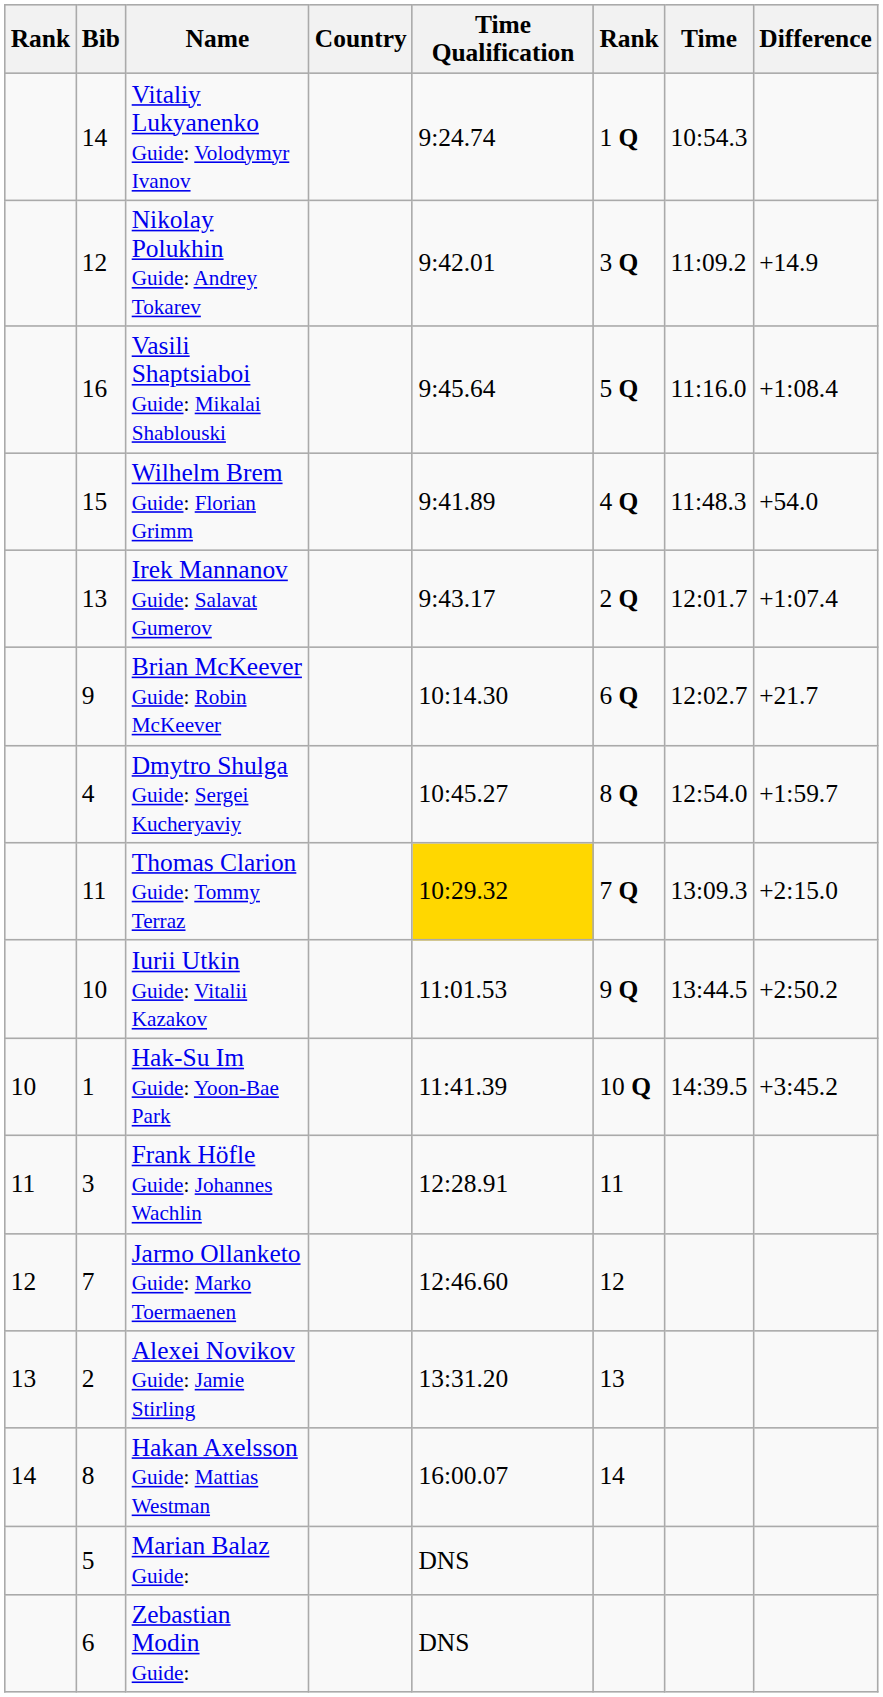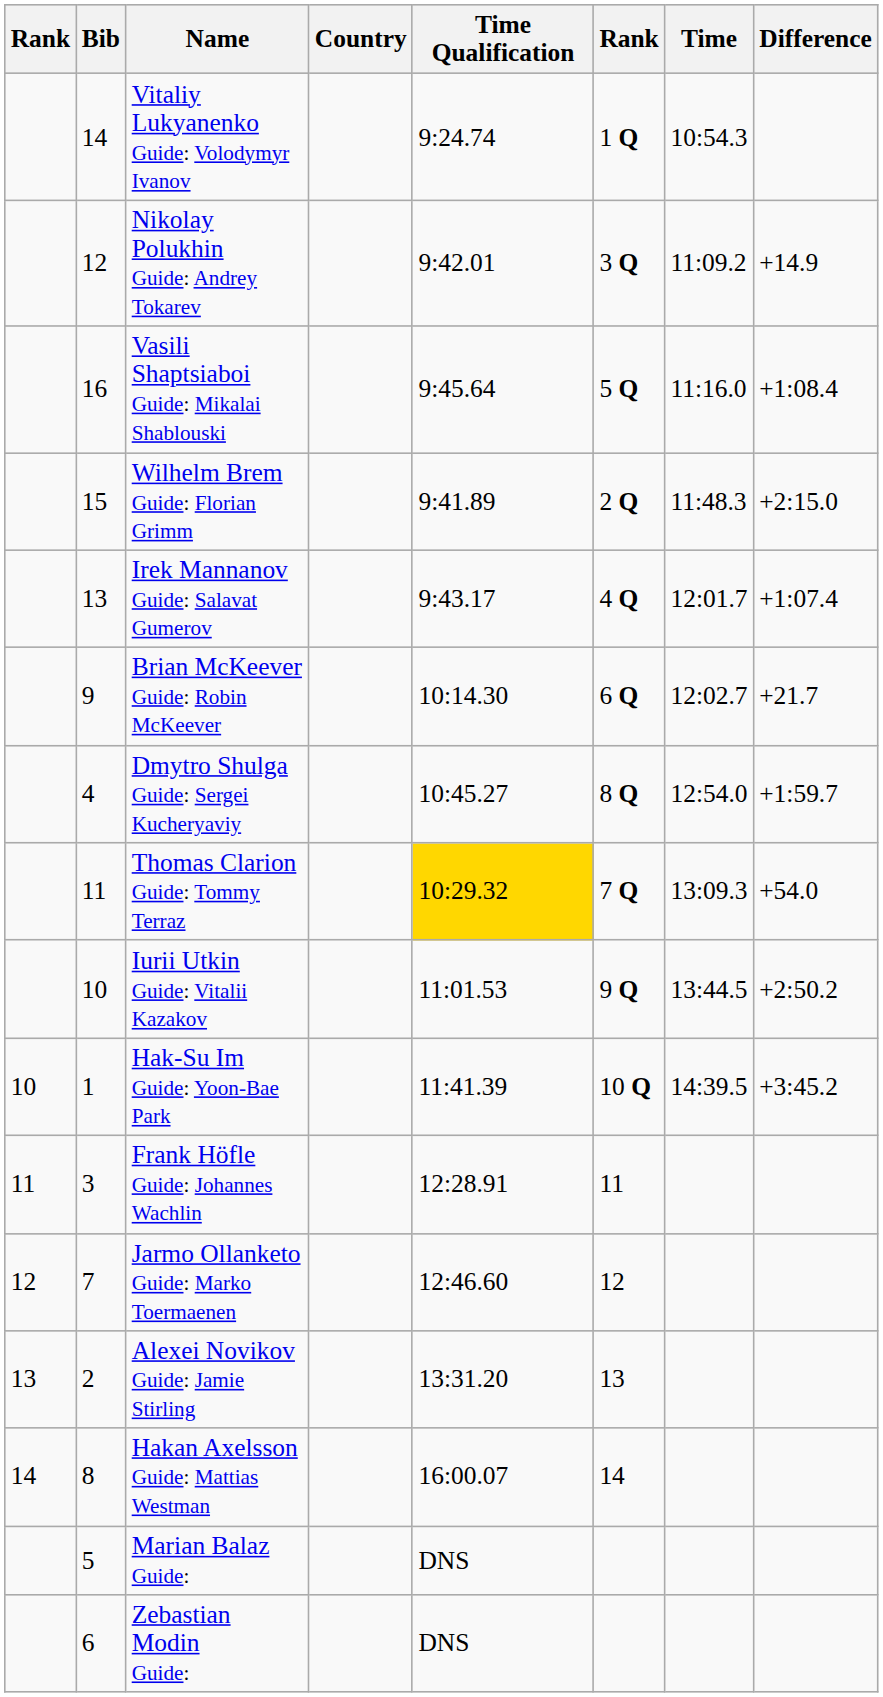(619, 500) 4 Q -> (619, 500) 2 Q
(789, 500) +54.0 -> (799, 500) +2:15.0
(619, 598) 2 Q -> (619, 598) 4 Q
(799, 891) +2:15.0 -> (789, 891) +54.0
